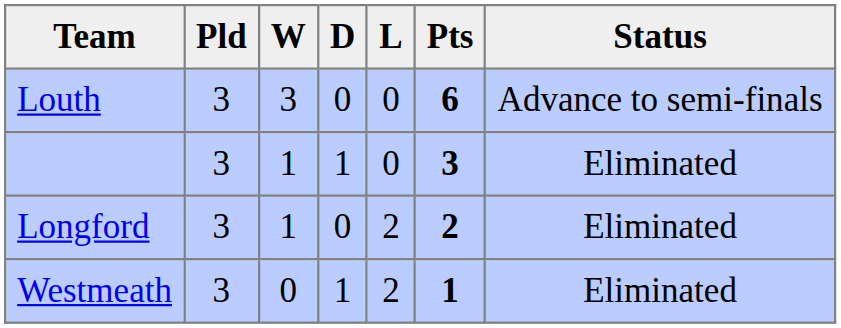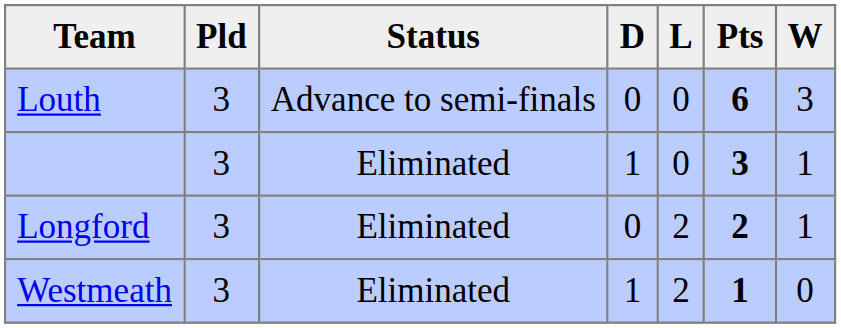columns swapped: (288, 36) <-> (660, 36)
